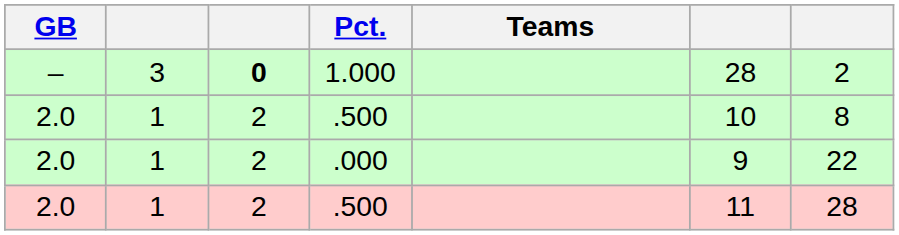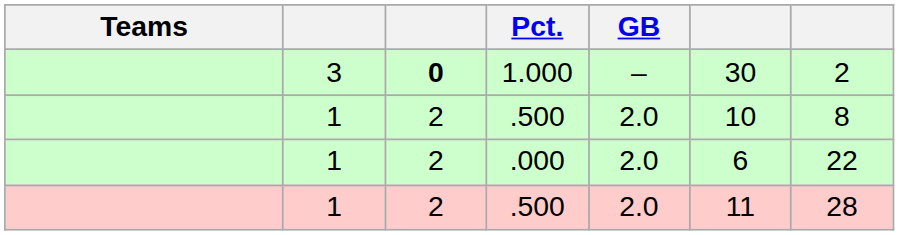columns swapped: (550, 26) <-> (56, 26)
(740, 71) 28 -> (740, 71) 30
(740, 161) 9 -> (740, 161) 6
